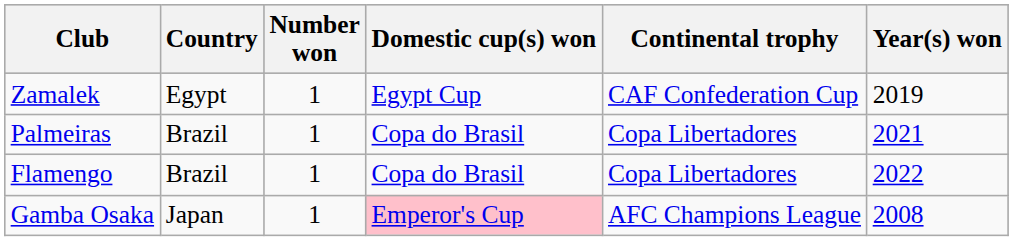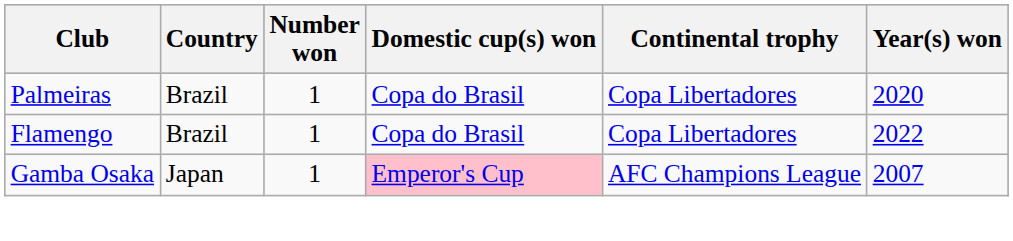- row: (55, 93)
(898, 133) 2021 -> (898, 93) 2020
(898, 214) 2008 -> (898, 174) 2007
